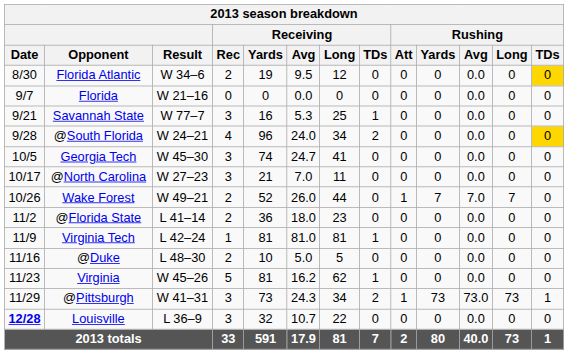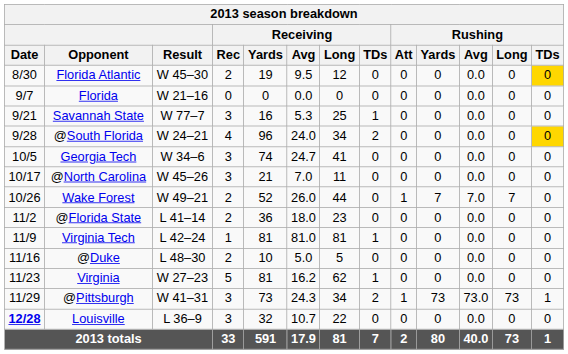(182, 75) W 34–6 -> (182, 75) W 45–30
(182, 156) W 45–30 -> (182, 156) W 34–6
(182, 177) W 27–23 -> (182, 177) W 45–26
(182, 278) W 45–26 -> (182, 278) W 27–23
